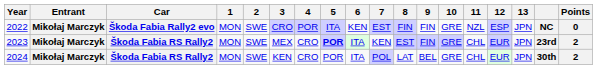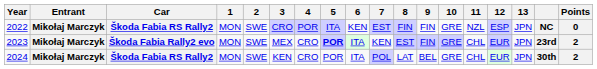(162, 27) Škoda Fabia Rally2 evo -> (162, 27) Škoda Fabia RS Rally2
(162, 42) Škoda Fabia RS Rally2 -> (162, 42) Škoda Fabia Rally2 evo
